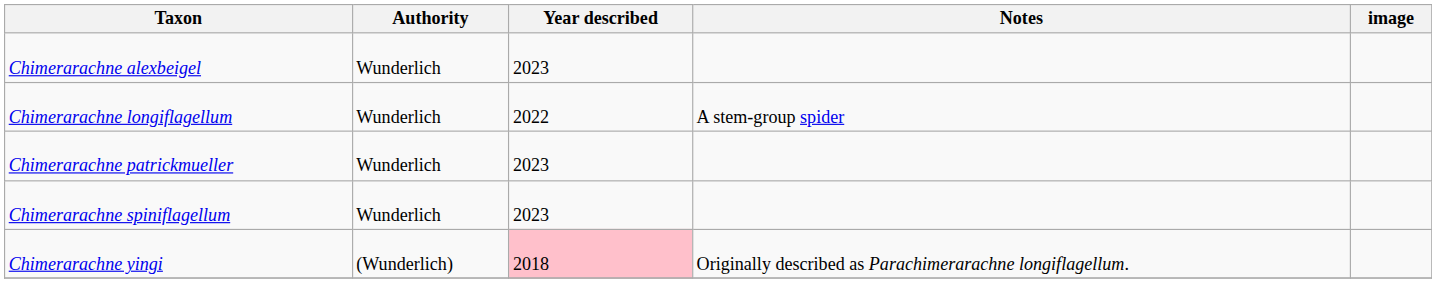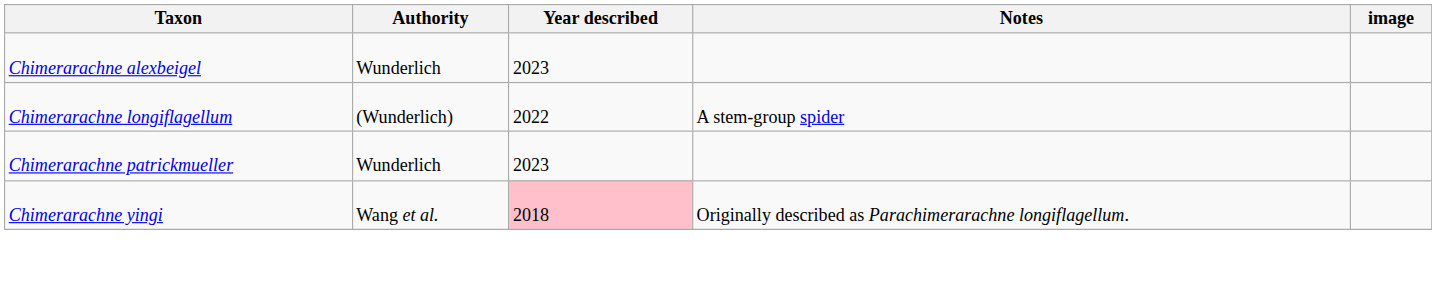(399, 116) Wunderlich -> (405, 116) (Wunderlich)
- row: (119, 214)
(405, 263) (Wunderlich) -> (397, 214) Wang et al.
